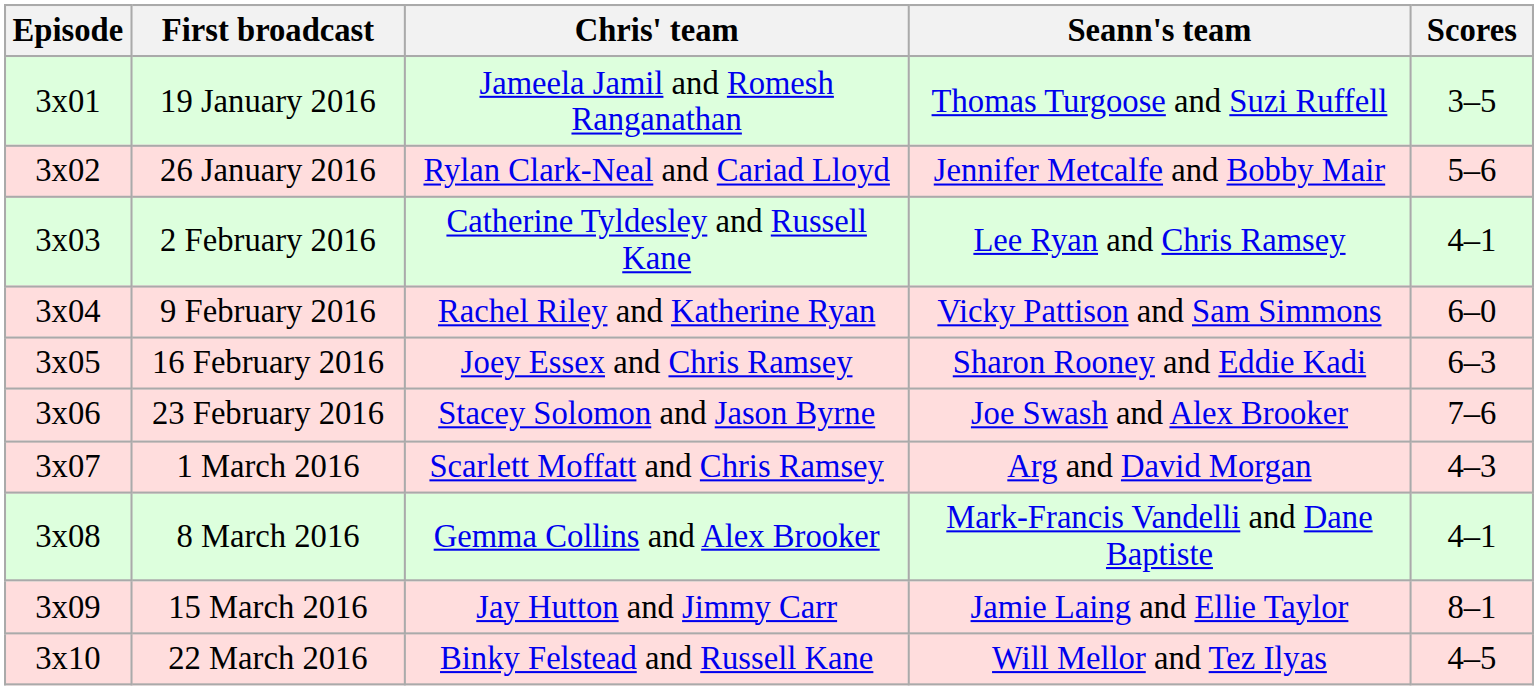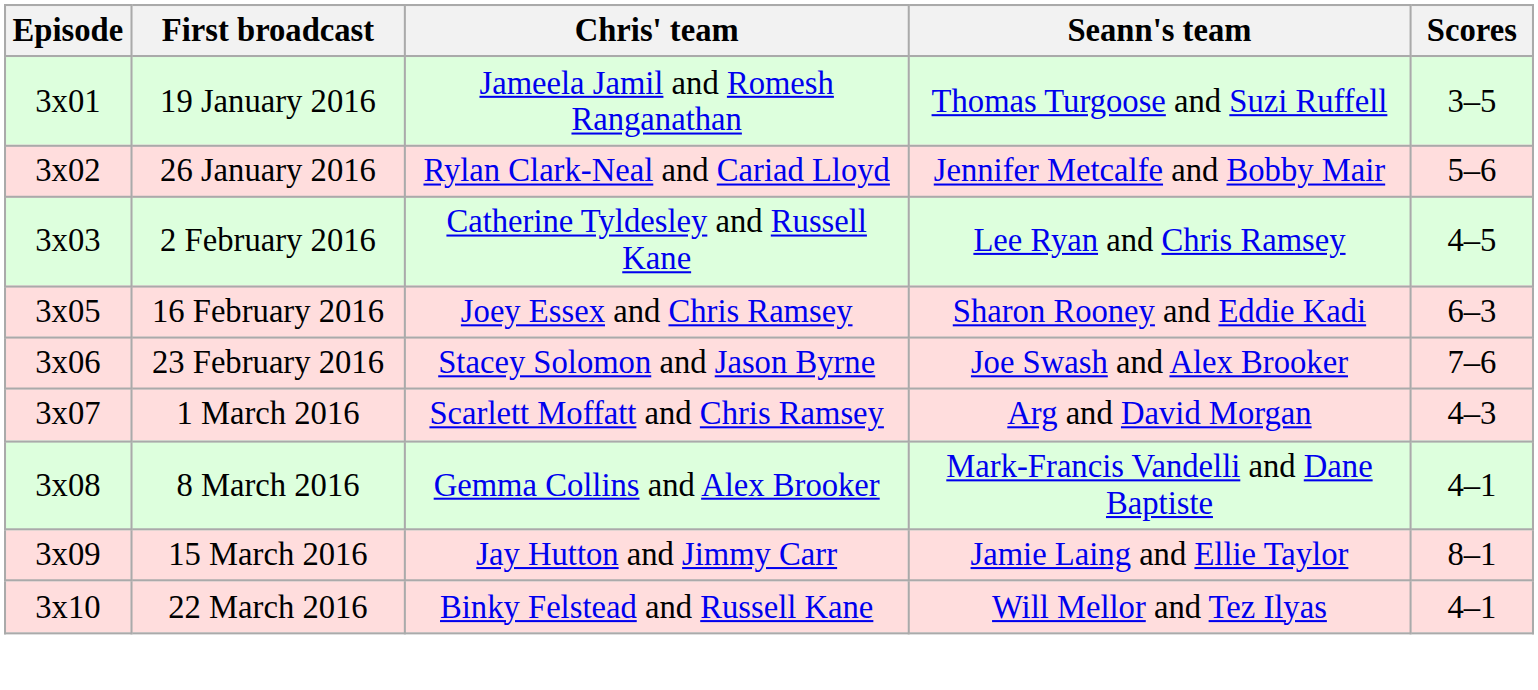(1472, 240) 4–1 -> (1472, 240) 4–5
- row: (268, 310)
(1472, 658) 4–5 -> (1472, 606) 4–1
